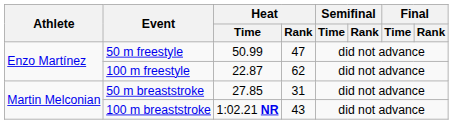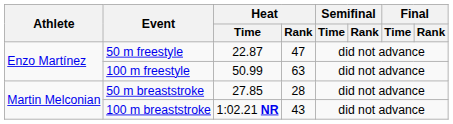(248, 52) 50.99 -> (248, 52) 22.87
(248, 71) 22.87 -> (248, 71) 50.99
(298, 71) 62 -> (298, 71) 63
(298, 91) 31 -> (298, 91) 28
